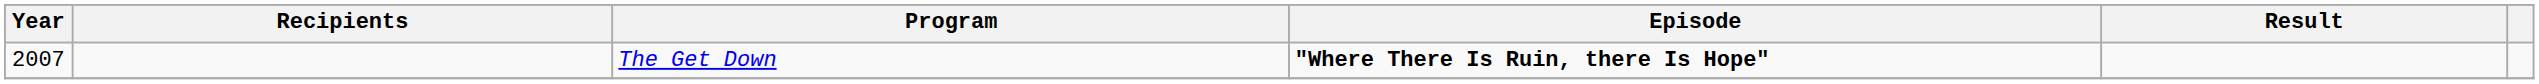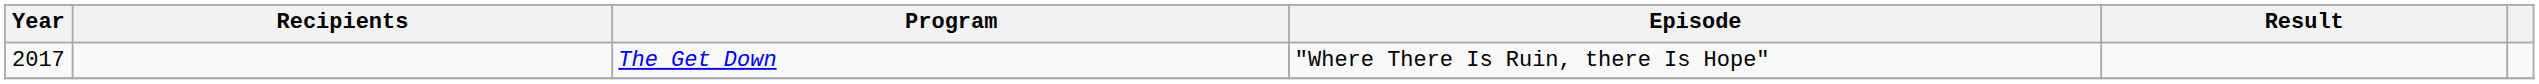(38, 60) 2007 -> (38, 60) 2017
(1532, 60) bold -> (1532, 60) normal
